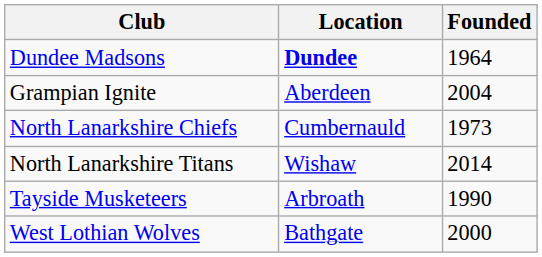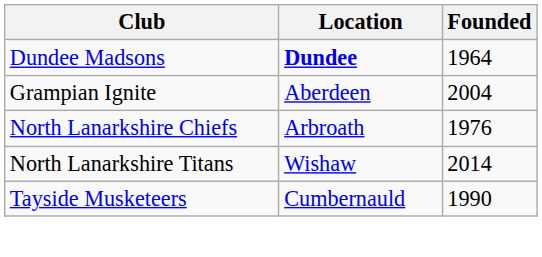(345, 127) Cumbernauld -> (324, 127) Arbroath
(470, 127) 1973 -> (470, 127) 1976
(324, 198) Arbroath -> (345, 198) Cumbernauld
- row: (105, 233)
